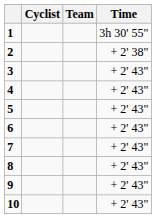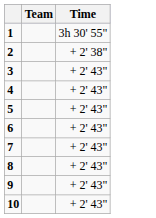- column: (42, 14)
